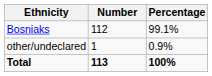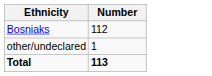- column: (177, 12)
